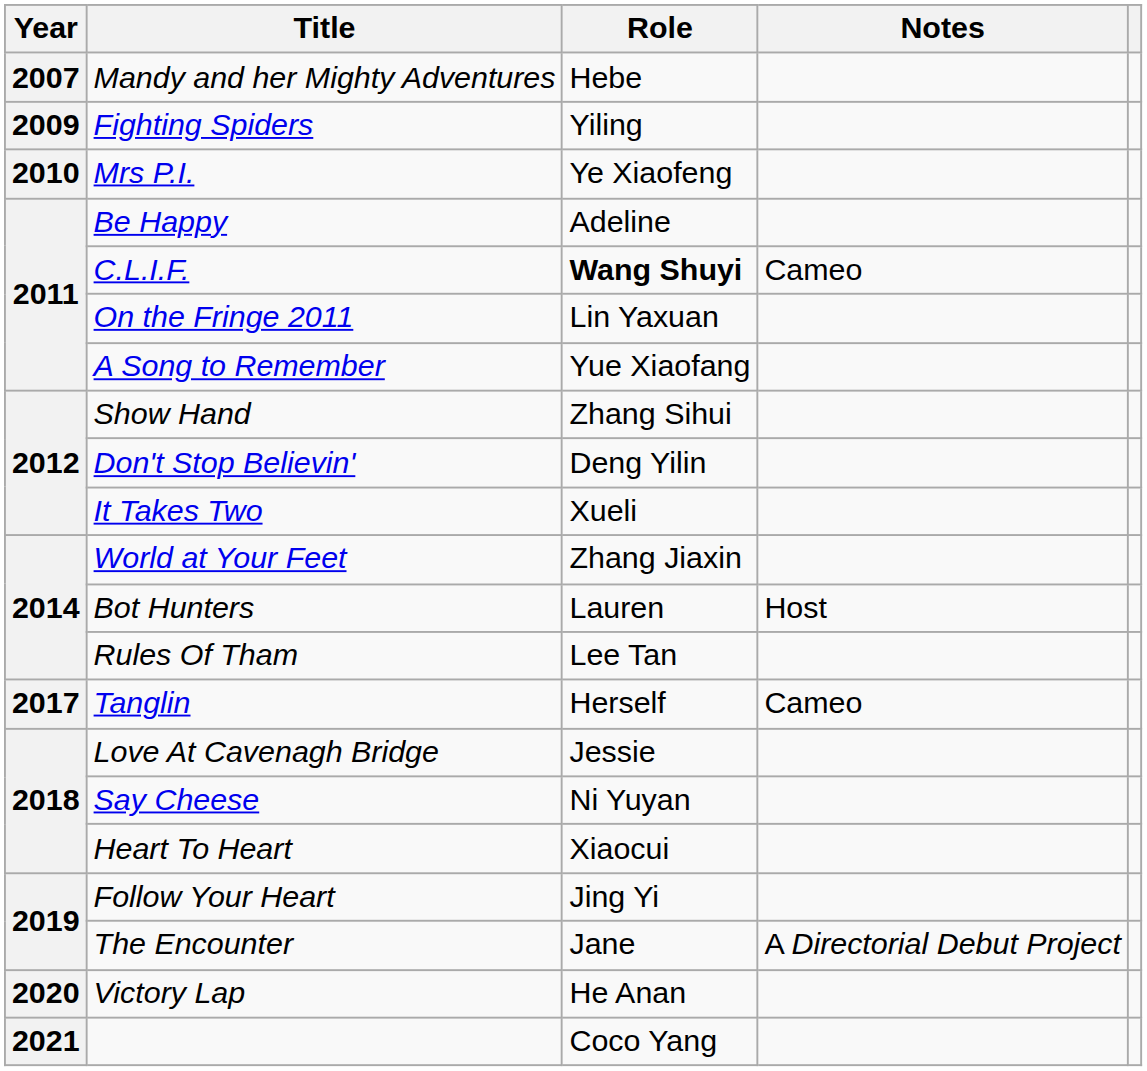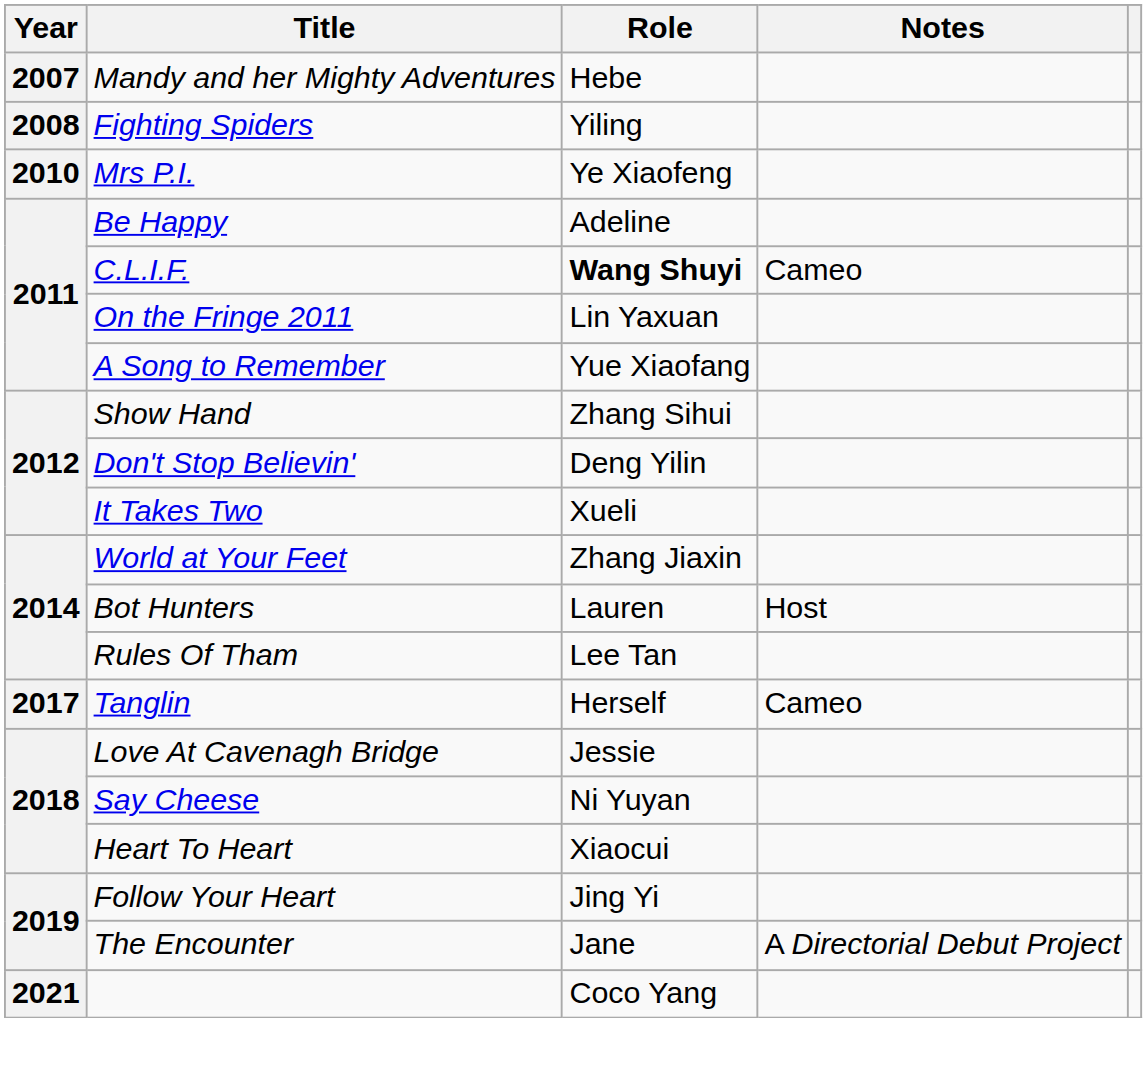(46, 125) 2009 -> (46, 125) 2008
- row: (169, 992)
